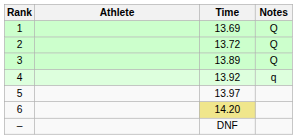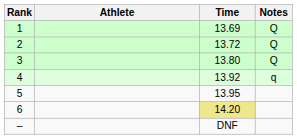(227, 61) 13.89 -> (227, 61) 13.80
(227, 93) 13.97 -> (227, 93) 13.95
